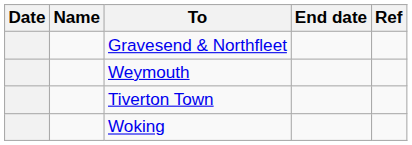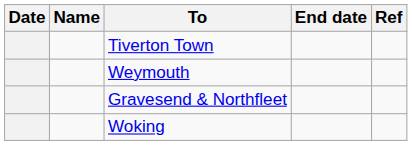rows swapped: (161, 99) <-> (197, 45)
